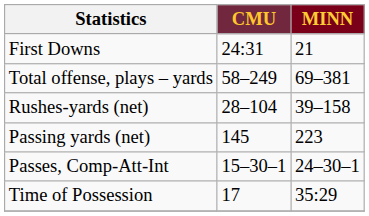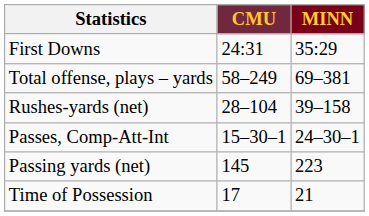(304, 48) 21 -> (316, 48) 35:29
rows swapped: (79, 136) <-> (89, 166)
(316, 195) 35:29 -> (304, 195) 21
